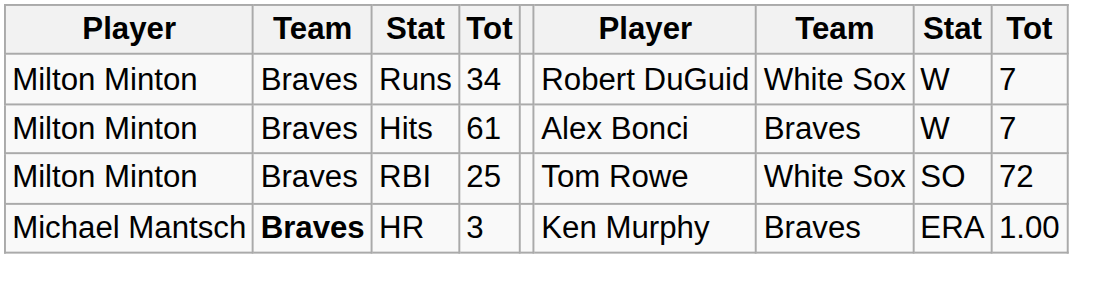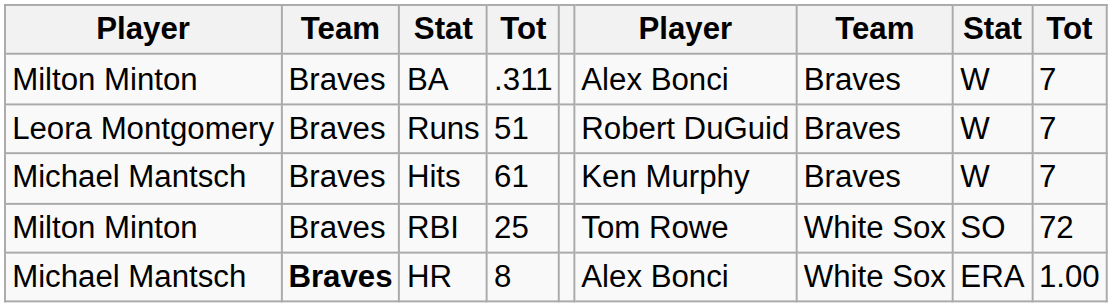+ row: (428, 78)
(105, 78) Milton Minton -> (143, 128) Leora Montgomery
(484, 78) 34 -> (511, 128) 51
(835, 78) White Sox -> (852, 128) Braves
(105, 128) Milton Minton -> (129, 177) Michael Mantsch
(615, 128) Alex Bonci -> (665, 177) Ken Murphy
(475, 227) 3 -> (503, 276) 8
(625, 227) Ken Murphy -> (655, 276) Alex Bonci
(812, 227) Braves -> (875, 276) White Sox
